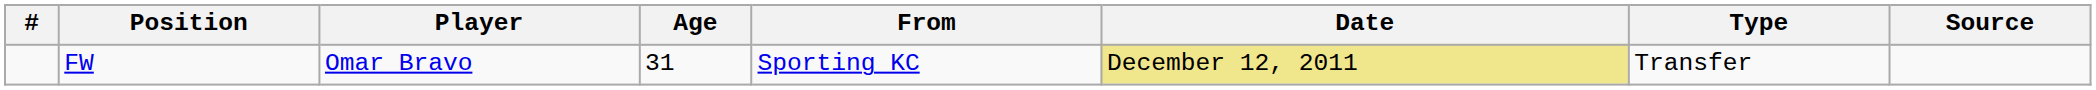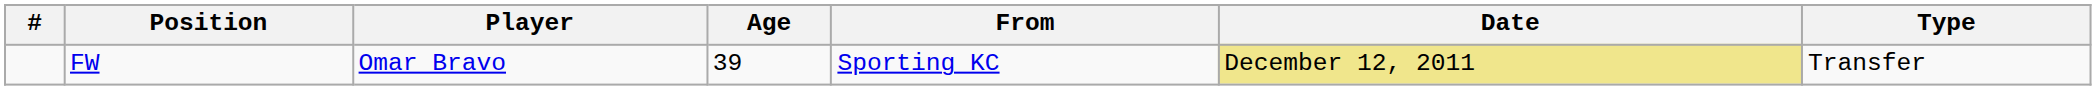- column: (1990, 25)
(660, 65) 31 -> (727, 65) 39
